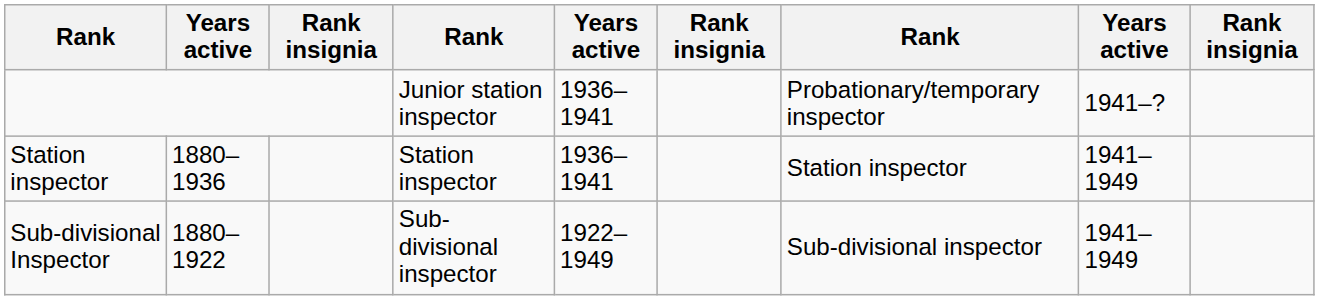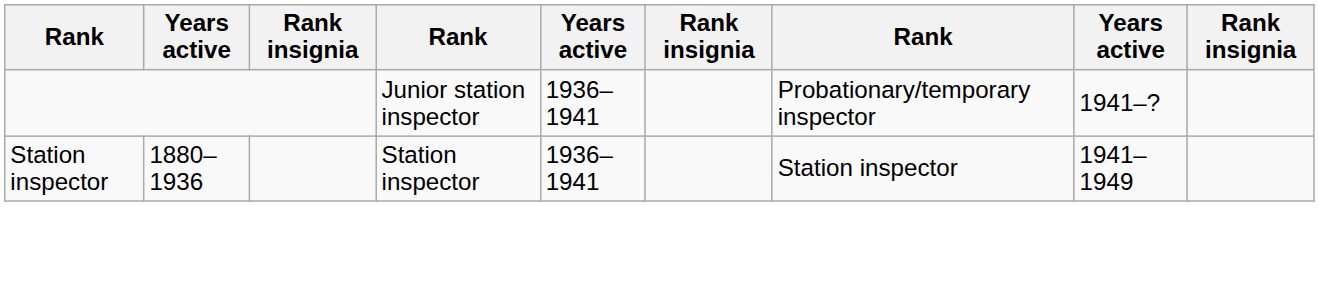- row: (86, 247)
